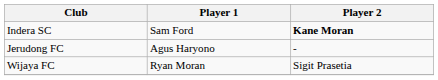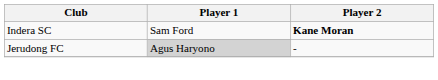(182, 48) no background -> (182, 48) lightgrey background
- row: (31, 65)
